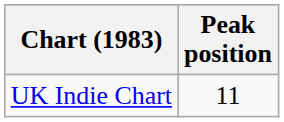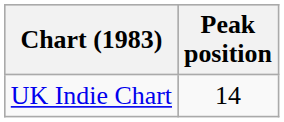(228, 95) 11 -> (228, 95) 14
